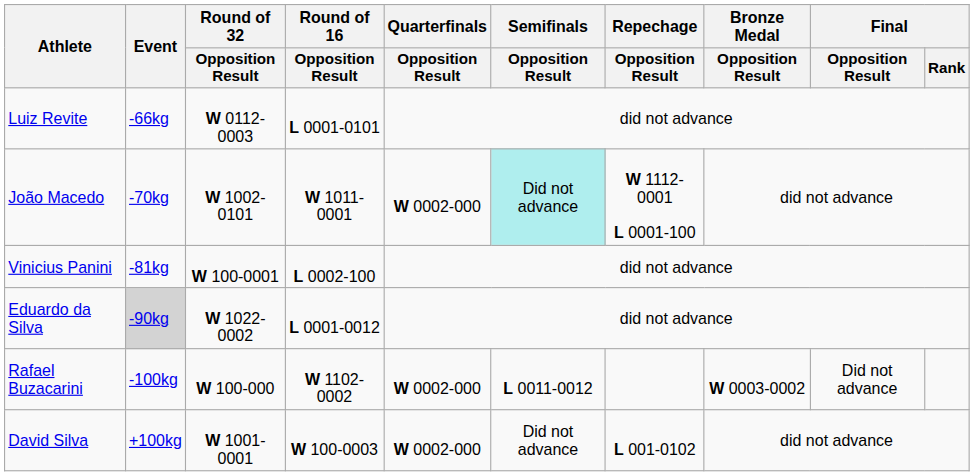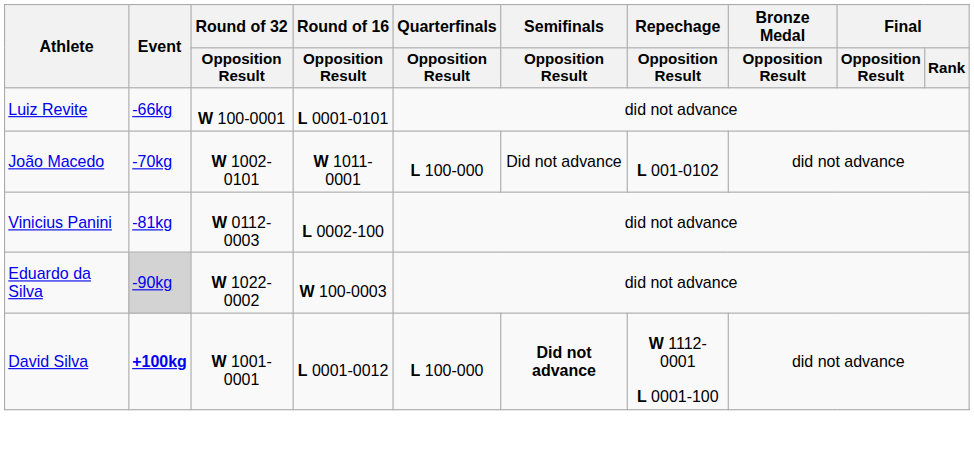(235, 128) W 0112-0003 -> (242, 119) W 100-0001
(437, 206) W 0002-000 -> (447, 171) L 100-000
(548, 197) paleturquoise background -> (564, 162) no background
(655, 206) W 1112-0001 L 0001-100 -> (678, 171) L 001-0102
(235, 276) W 100-0001 -> (242, 231) W 0112-0003
(334, 328) L 0001-0012 -> (343, 292) W 100-0003
- row: (46, 380)
(155, 440) normal -> (160, 362) bold
(334, 449) W 100-0003 -> (343, 371) L 0001-0012
(437, 449) W 0002-000 -> (447, 371) L 100-000
(548, 440) normal -> (564, 362) bold
(655, 449) L 001-0102 -> (678, 371) W 1112-0001 L 0001-100
